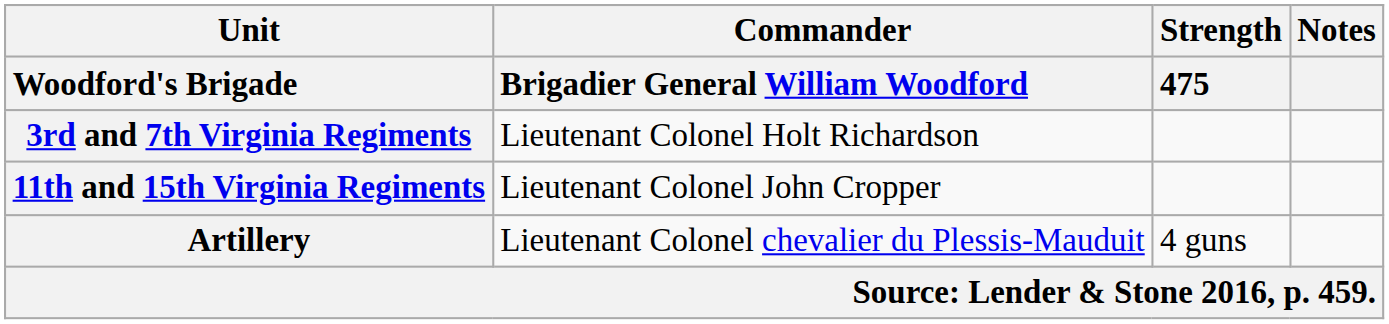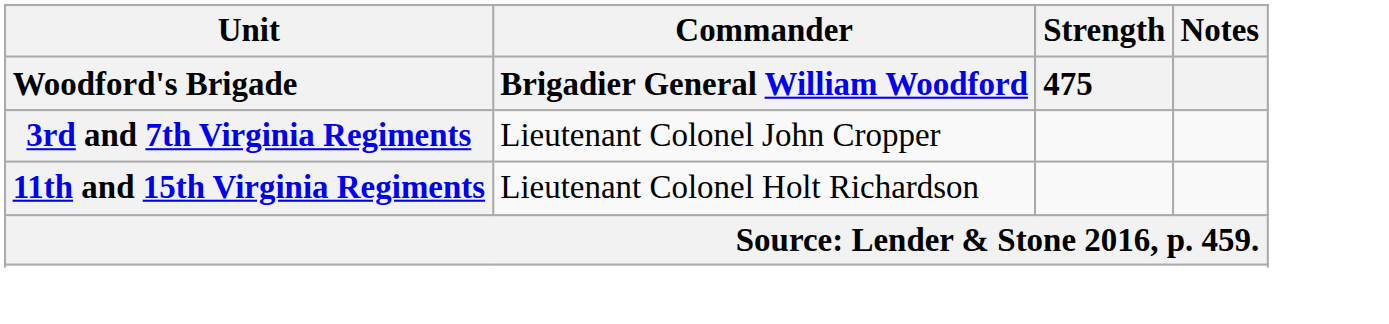(740, 135) Lieutenant Colonel Holt Richardson -> (720, 135) Lieutenant Colonel John Cropper
(720, 187) Lieutenant Colonel John Cropper -> (740, 187) Lieutenant Colonel Holt Richardson
- row: (249, 239)
